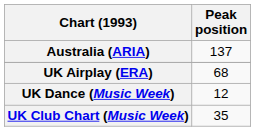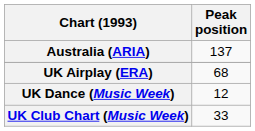(221, 115) 35 -> (221, 115) 33
